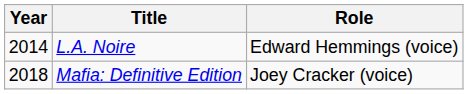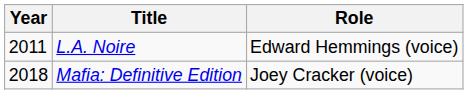(28, 46) 2014 -> (28, 46) 2011
